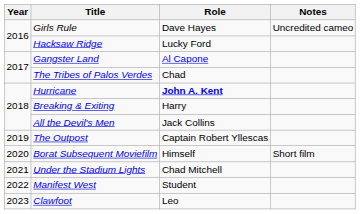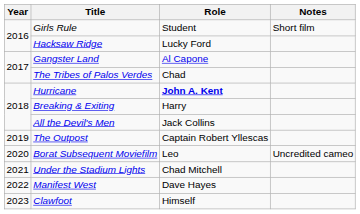(189, 28) Dave Hayes -> (179, 28) Student
(313, 28) Uncredited cameo -> (294, 28) Short film
(178, 153) Himself -> (170, 153) Leo
(294, 153) Short film -> (313, 153) Uncredited cameo
(179, 185) Student -> (189, 185) Dave Hayes
(170, 201) Leo -> (178, 201) Himself
